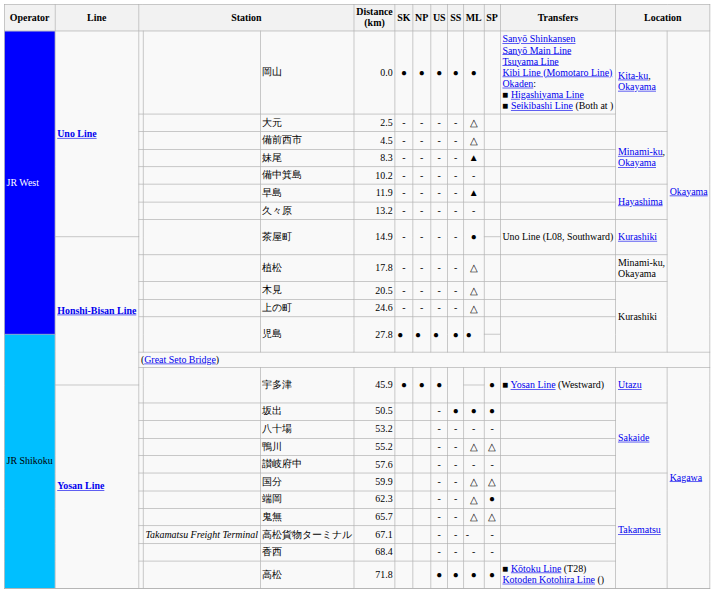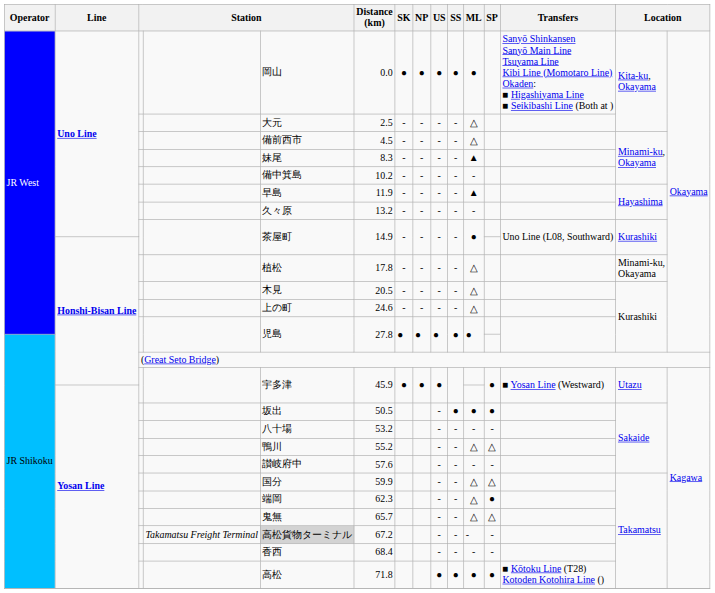(307, 534) no background -> (307, 534) lightgrey background
(384, 534) 67.1 -> (384, 534) 67.2
